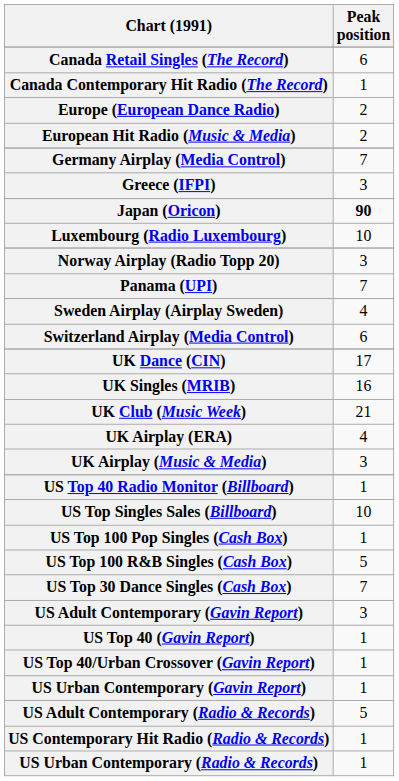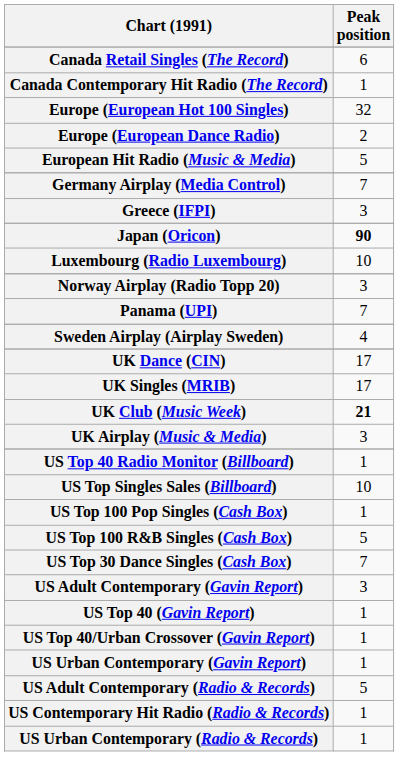+ row: (169, 110)
(363, 135) 2 -> (363, 160) 5
- row: (169, 336)
(363, 386) 16 -> (363, 386) 17
(363, 411) normal -> (363, 411) bold
- row: (169, 436)
